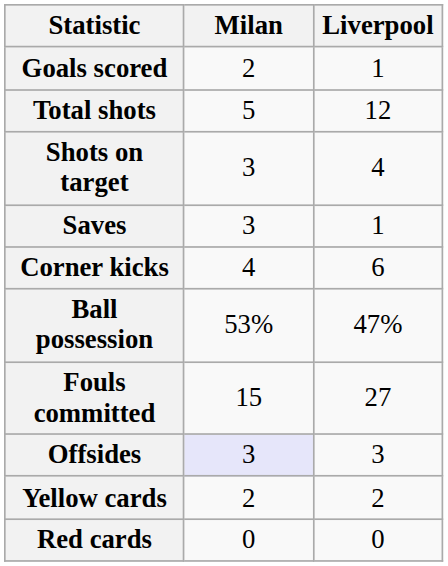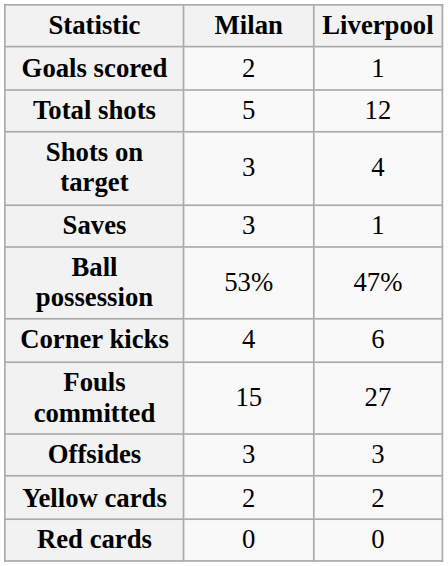rows swapped: (94, 325) <-> (94, 267)
(249, 454) lavender background -> (249, 454) no background
